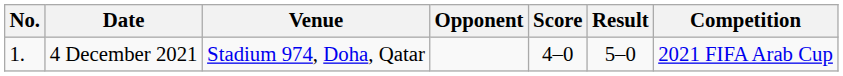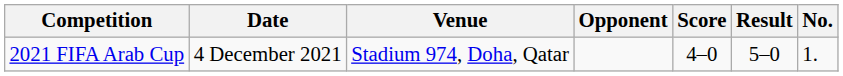columns swapped: (25, 20) <-> (746, 20)
